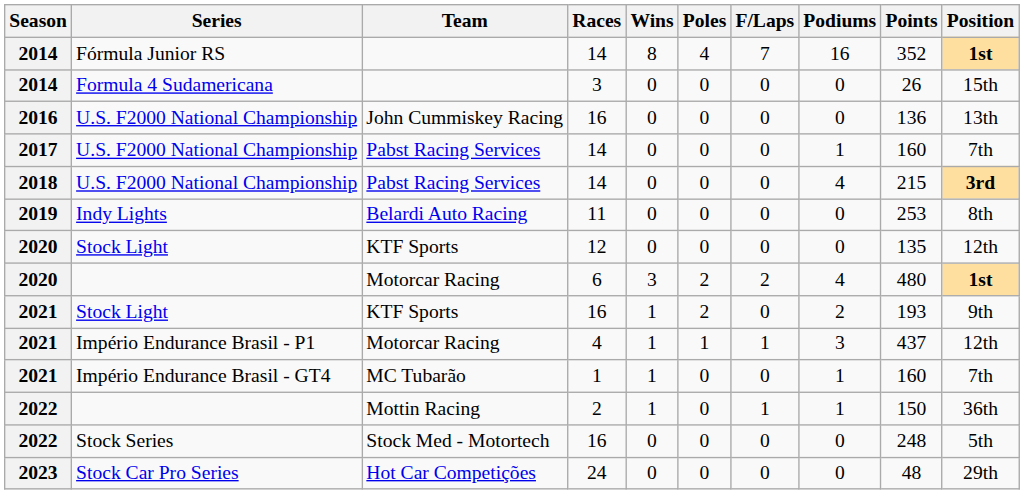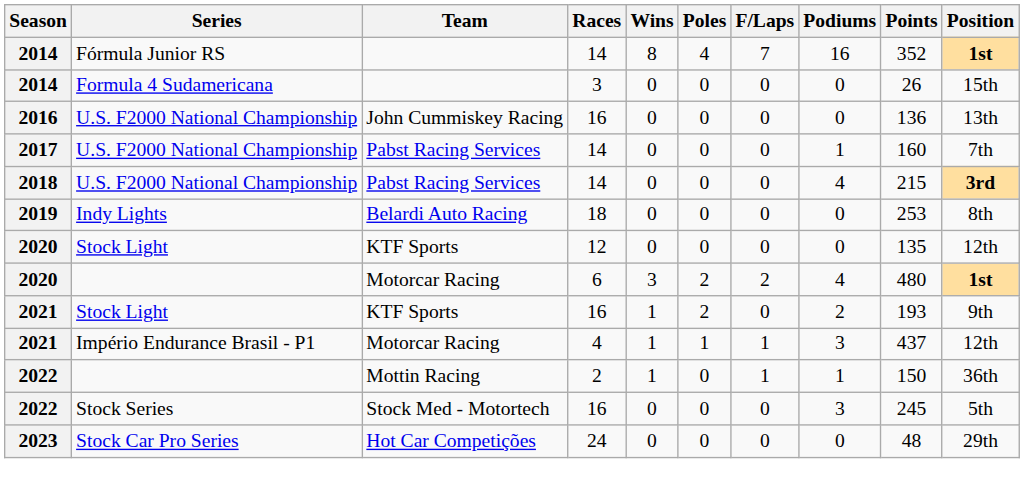(597, 214) 11 -> (597, 214) 18
- row: (38, 376)
(840, 440) 0 -> (840, 408) 3
(912, 440) 248 -> (912, 408) 245
